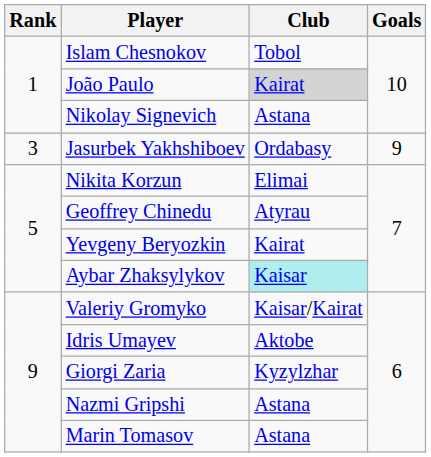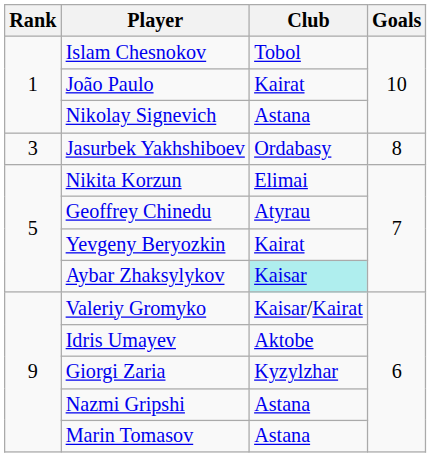(279, 84) lightgrey background -> (279, 84) no background
(397, 148) 9 -> (397, 148) 8
